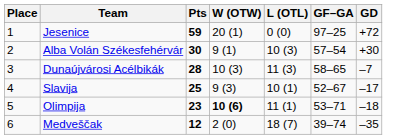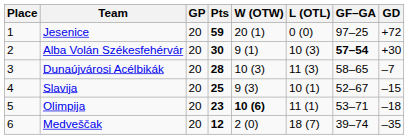+ column: (197, 13)
(330, 50) normal -> (352, 50) bold
(369, 87) –17 -> (391, 87) –15
